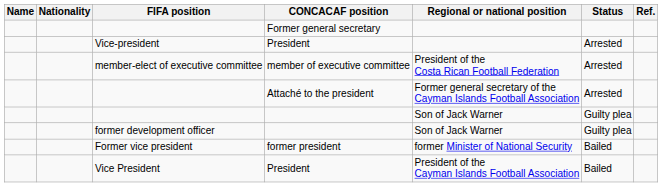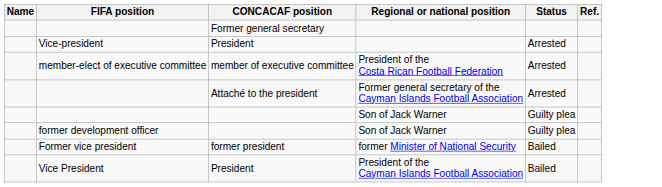- column: (65, 12)
